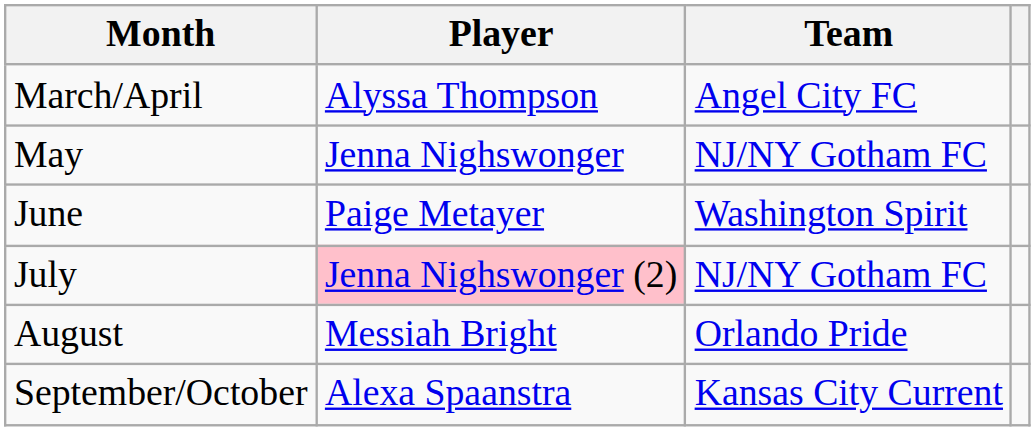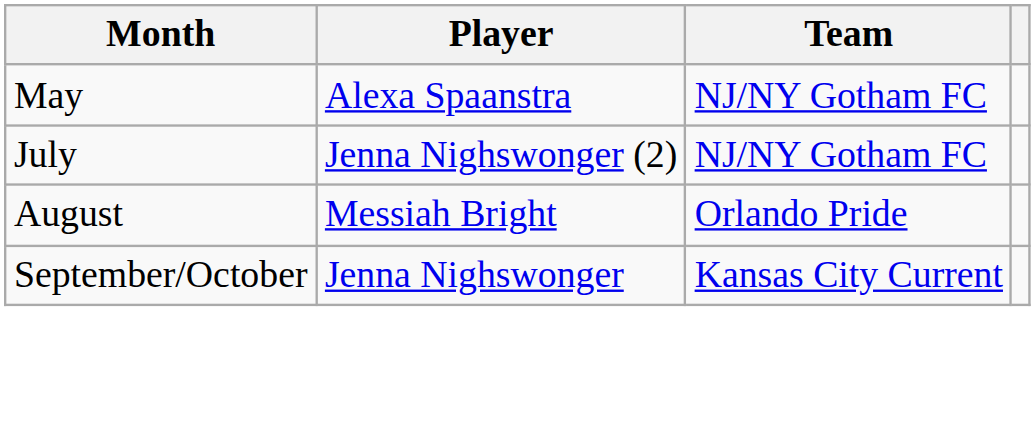- row: (108, 94)
(474, 154) Jenna Nighswonger -> (448, 94) Alexa Spaanstra
- row: (48, 214)
(501, 273) pink background -> (501, 154) no background
(448, 393) Alexa Spaanstra -> (474, 273) Jenna Nighswonger
